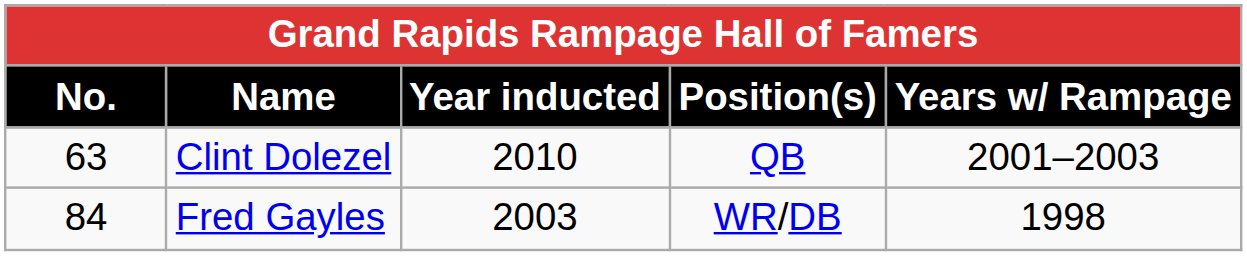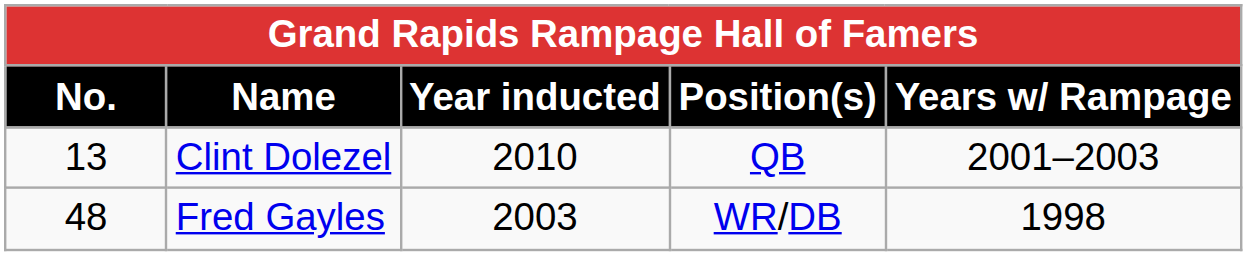(86, 156) 63 -> (86, 156) 13
(86, 217) 84 -> (86, 217) 48
